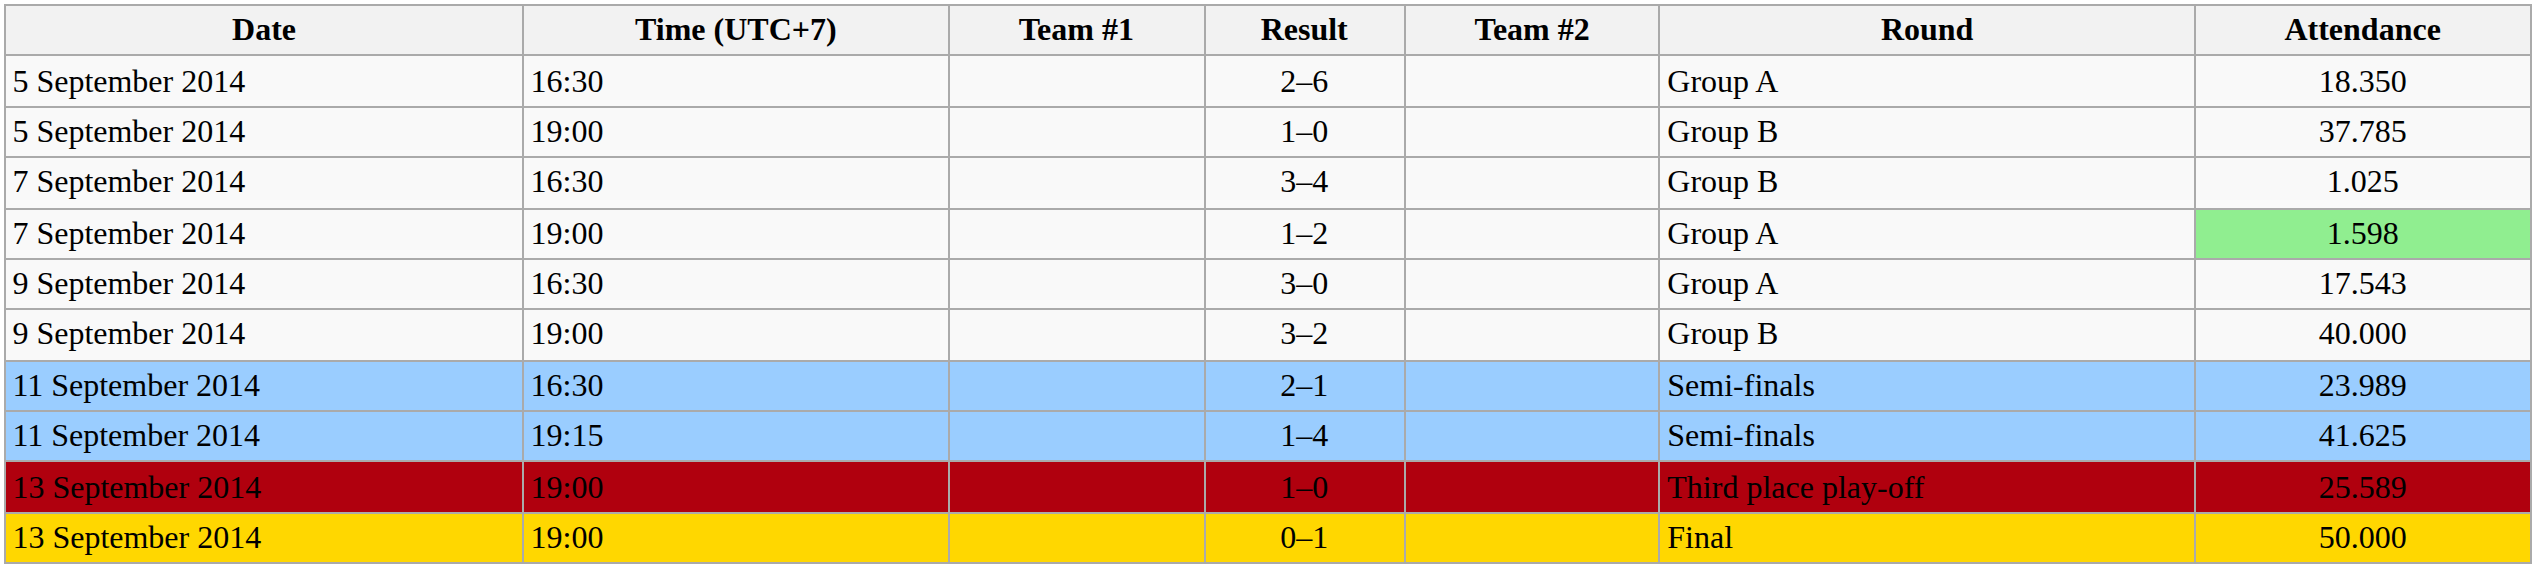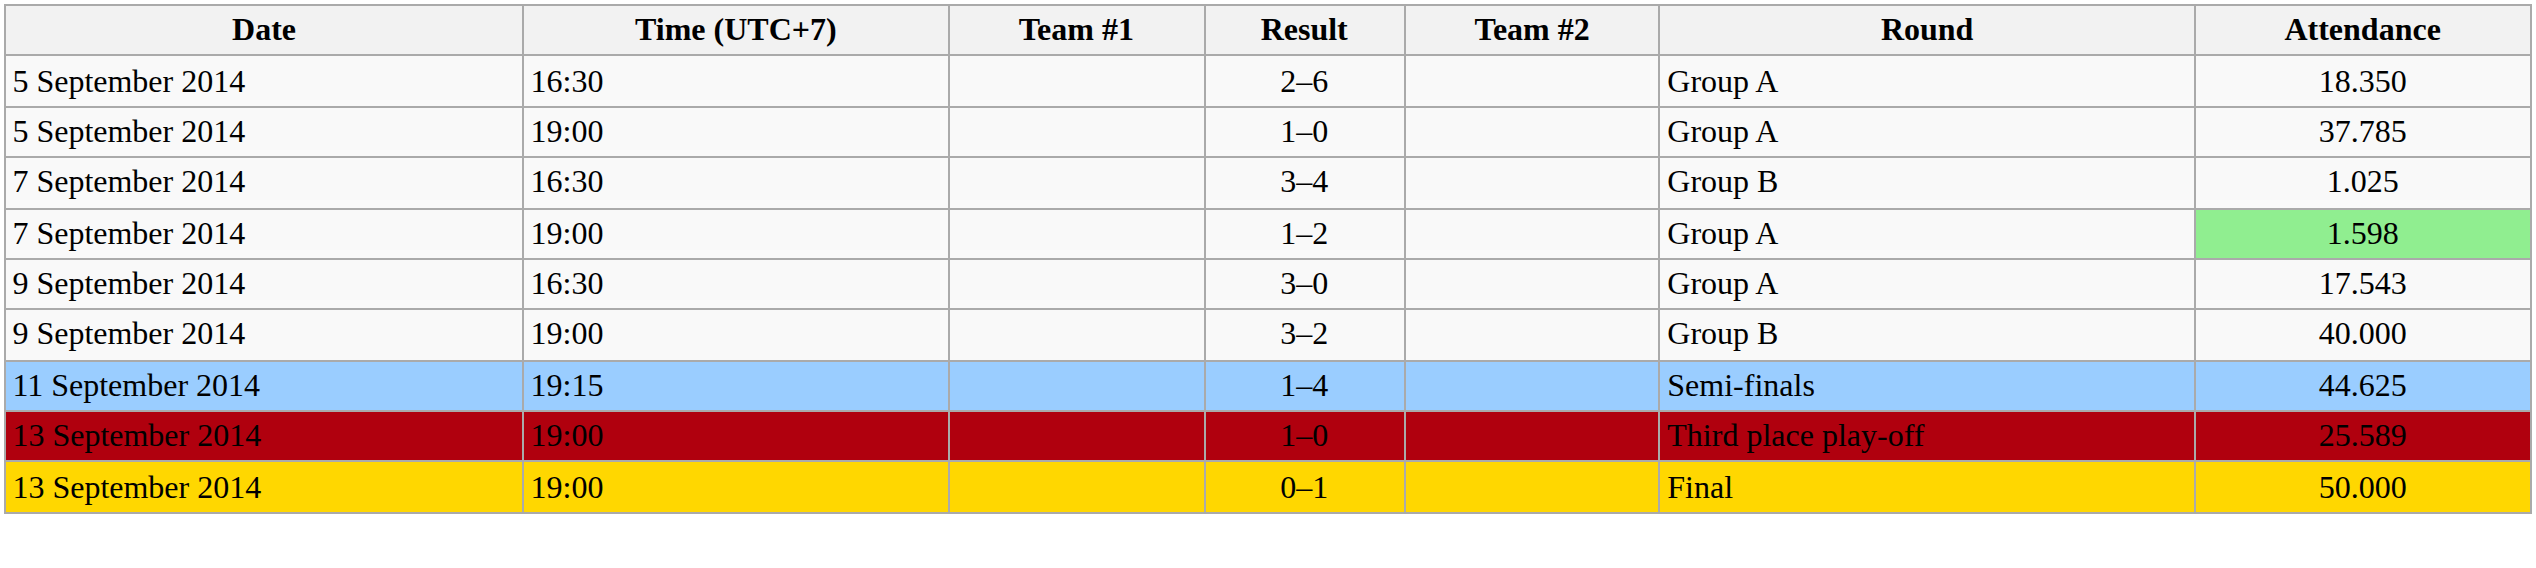(1723, 131) Group B -> (1723, 131) Group A
- row: (136, 385)
(2363, 435) 41.625 -> (2363, 385) 44.625
